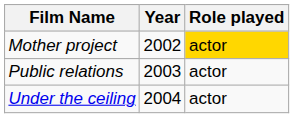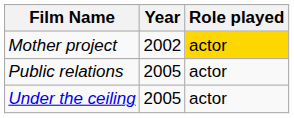(162, 71) 2003 -> (162, 71) 2005
(162, 98) 2004 -> (162, 98) 2005
